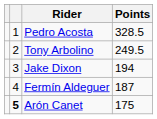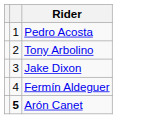- column: (133, 14)
